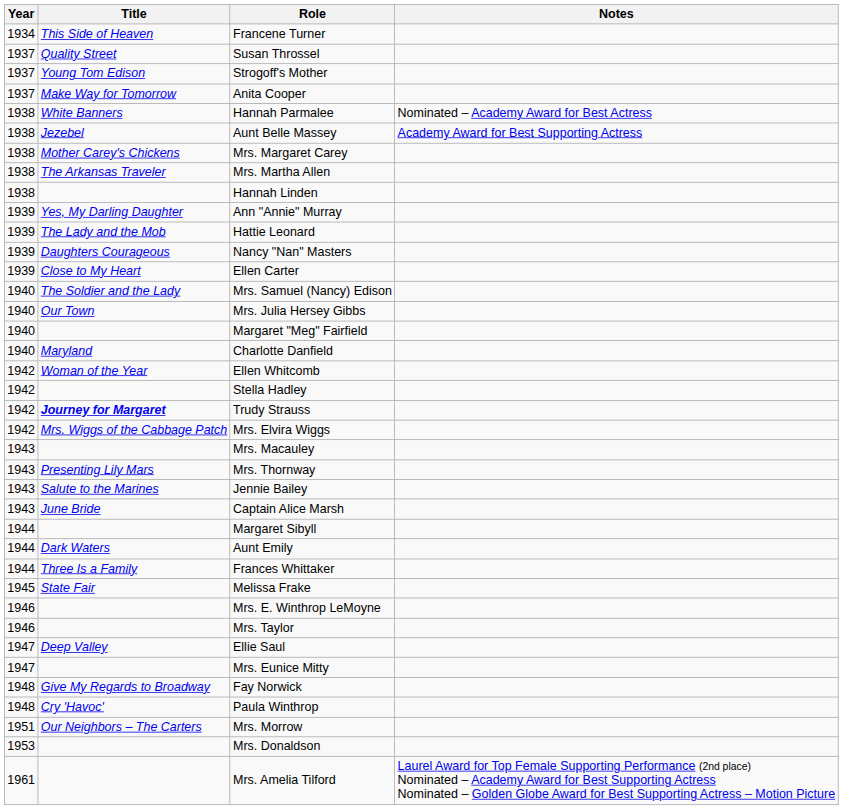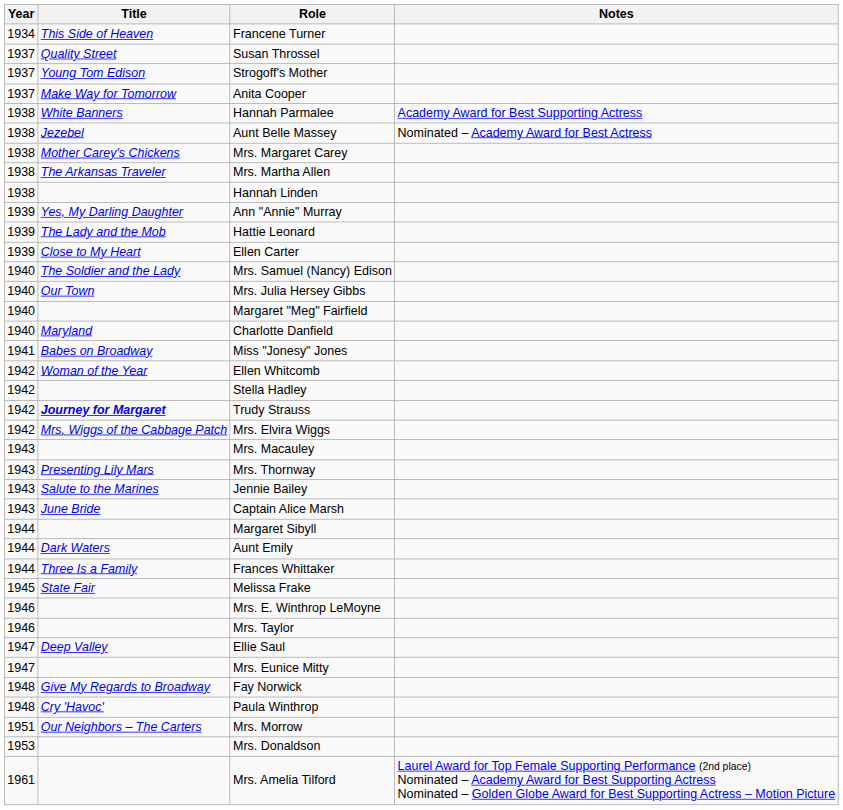(525, 113) Nominated – Academy Award for Best Actress -> (520, 113) Academy Award for Best Supporting Actress
(520, 133) Academy Award for Best Supporting Actress -> (525, 133) Nominated – Academy Award for Best Actress
- row: (292, 251)
+ row: (290, 350)
